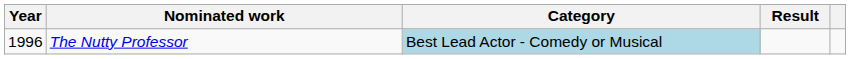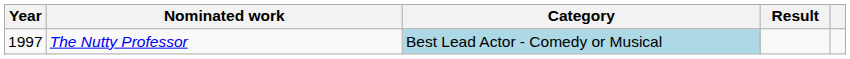(25, 41) 1996 -> (25, 41) 1997
